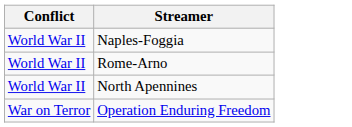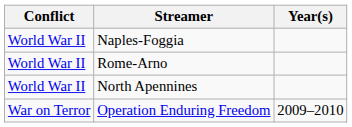+ column: (310, 16)
